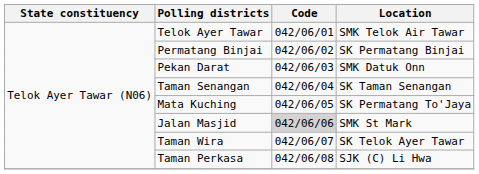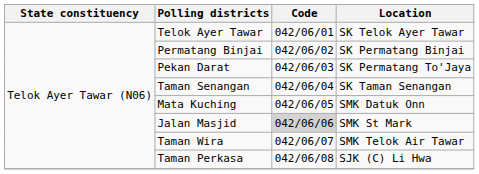(402, 32) SMK Telok Air Tawar -> (402, 32) SK Telok Ayer Tawar
(382, 68) SMK Datuk Onn -> (405, 68) SK Permatang To'Jaya
(405, 105) SK Permatang To'Jaya -> (382, 105) SMK Datuk Onn
(402, 141) SK Telok Ayer Tawar -> (402, 141) SMK Telok Air Tawar
